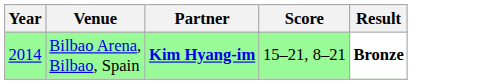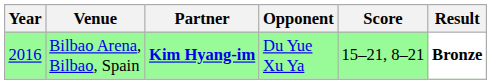+ column: (298, 18)
(25, 55) 2014 -> (25, 55) 2016
